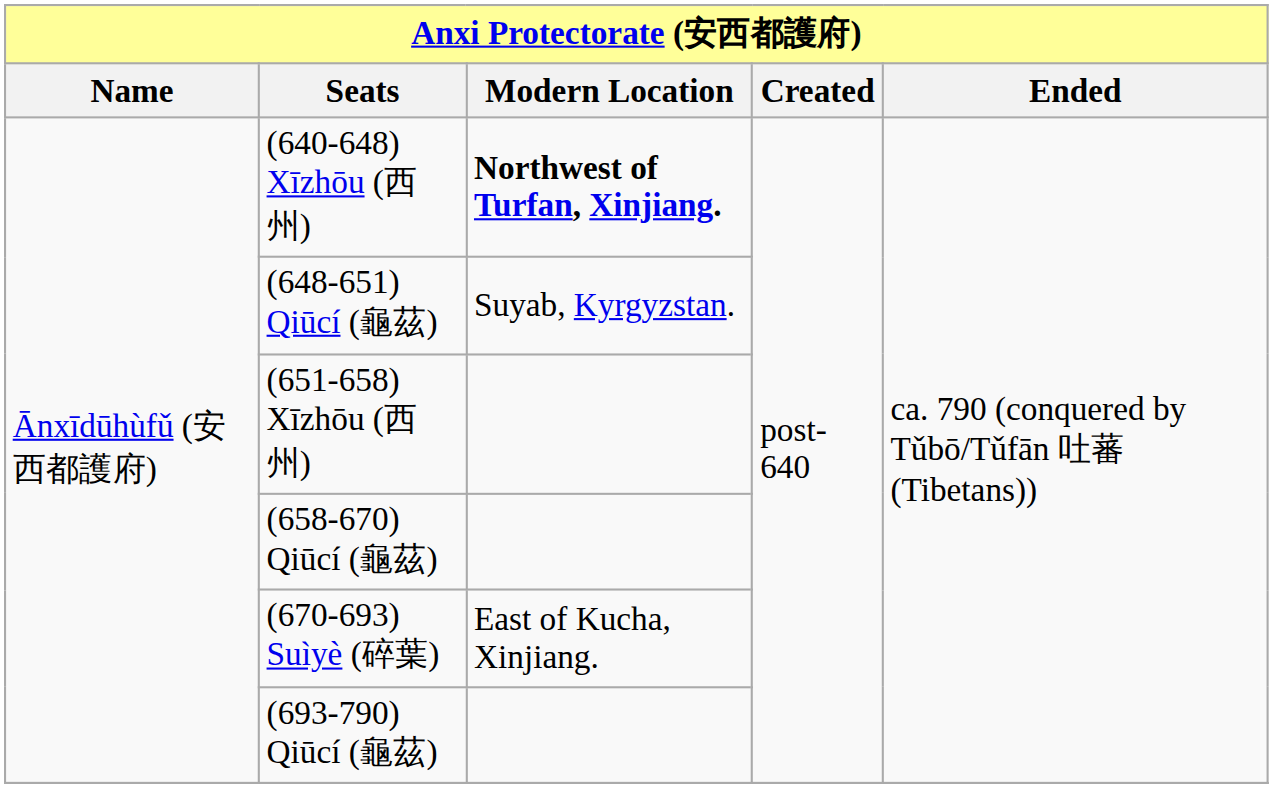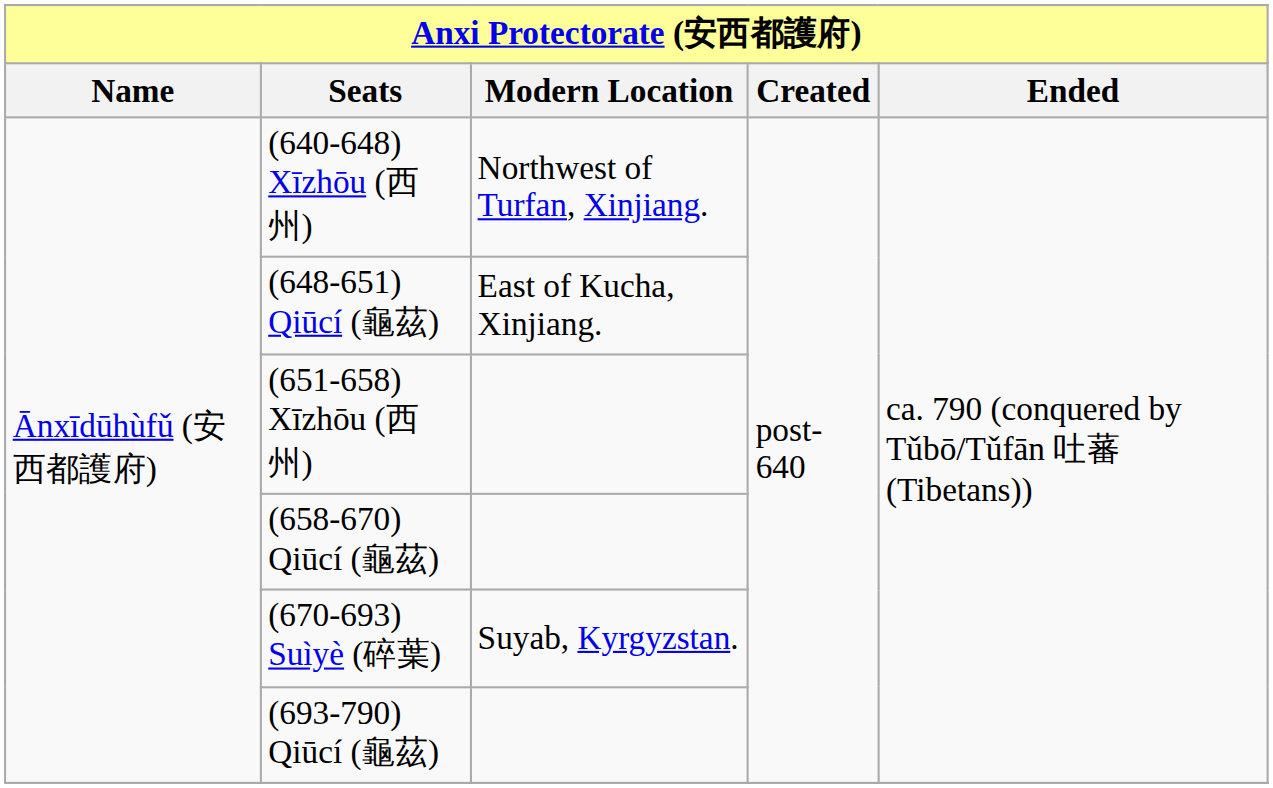(598, 186) bold -> (593, 186) normal
(604, 304) Suyab, Kyrgyzstan. -> (576, 304) East of Kucha, Xinjiang.
(572, 637) East of Kucha, Xinjiang. -> (608, 637) Suyab, Kyrgyzstan.
